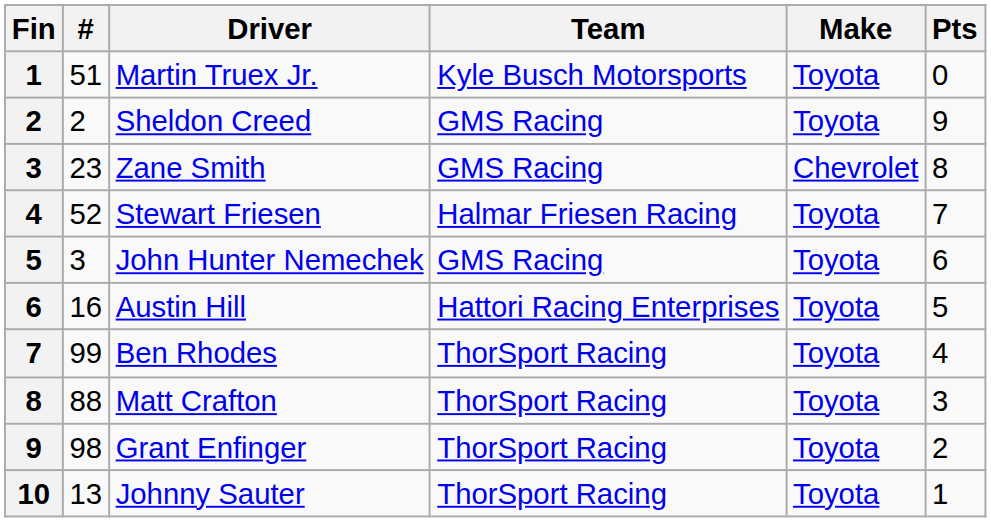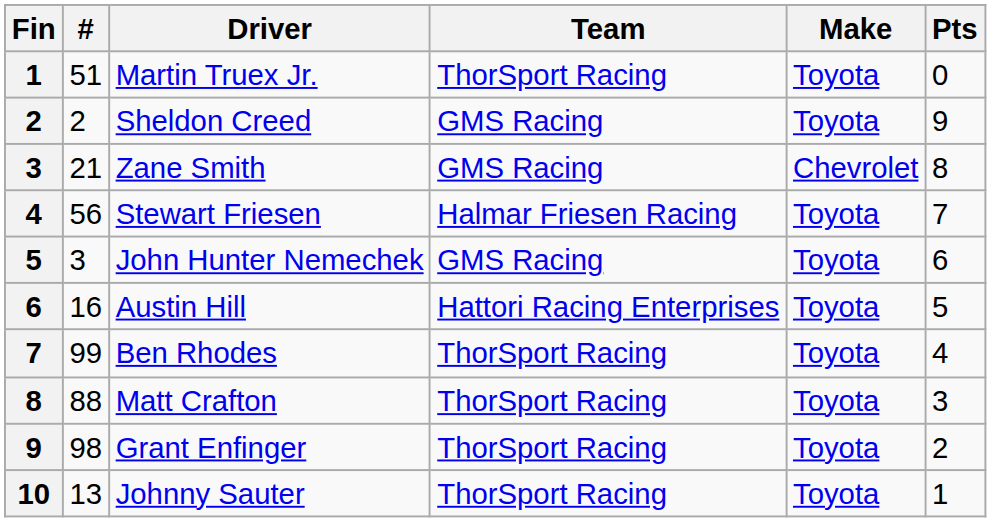(592, 75) Kyle Busch Motorsports -> (552, 75) ThorSport Racing
(86, 168) 23 -> (86, 168) 21
(86, 214) 52 -> (86, 214) 56
